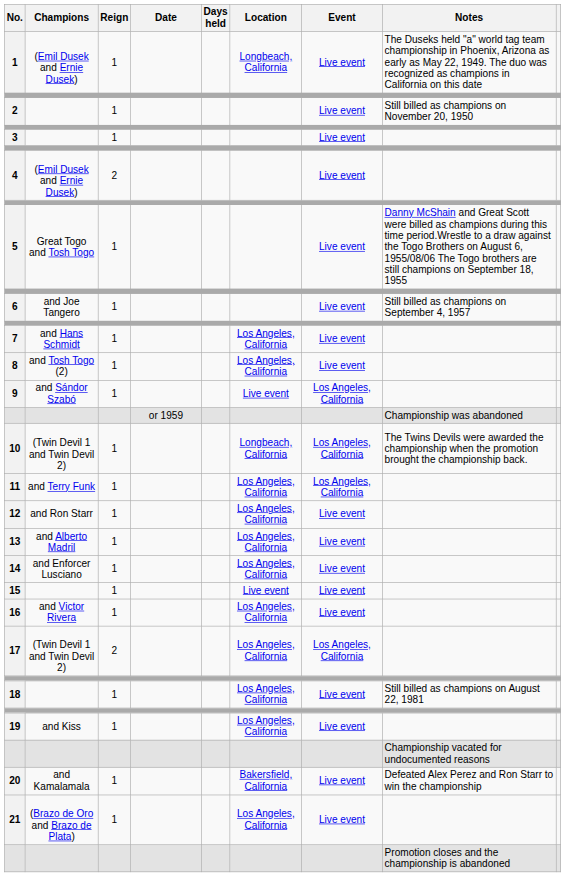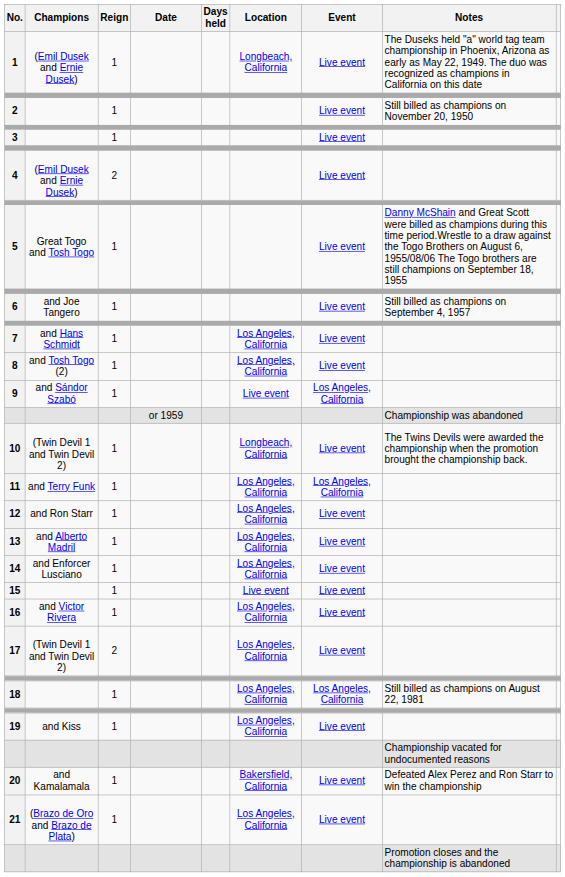(342, 448) Los Angeles, California -> (342, 448) Live event
(342, 651) Los Angeles, California -> (342, 651) Live event
(342, 694) Live event -> (342, 694) Los Angeles, California
